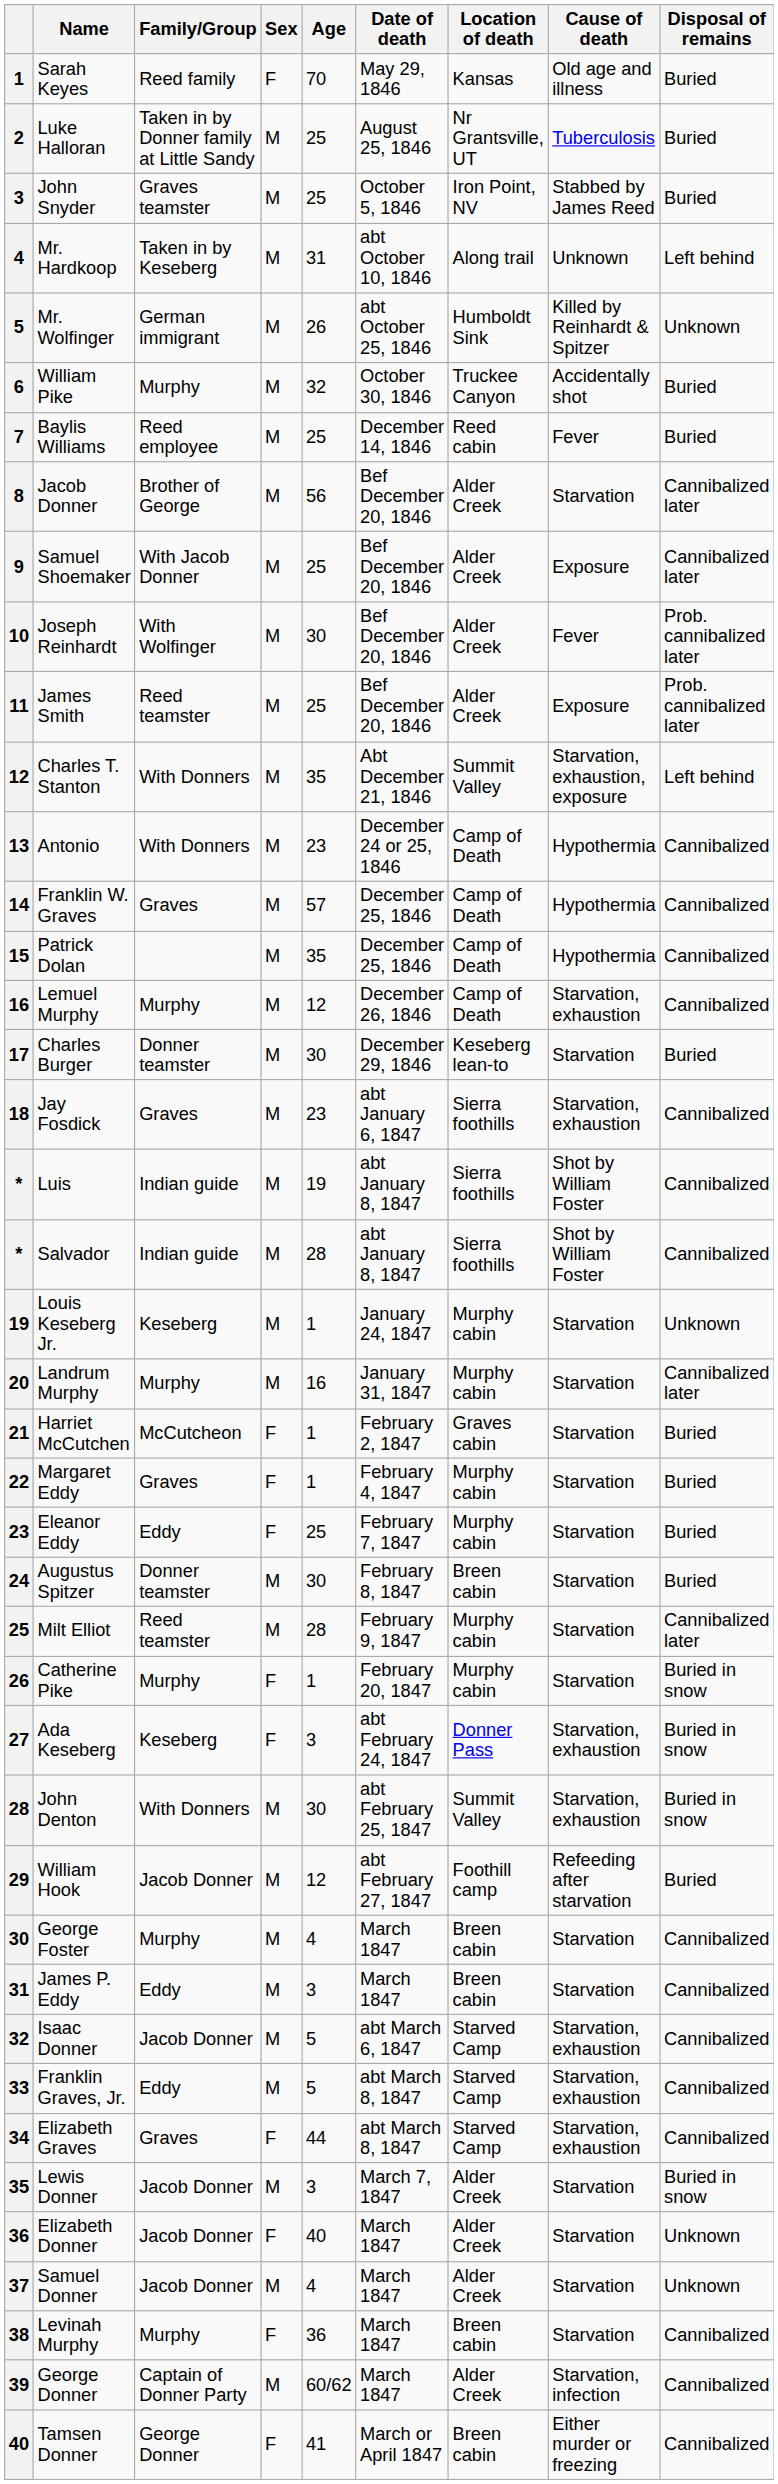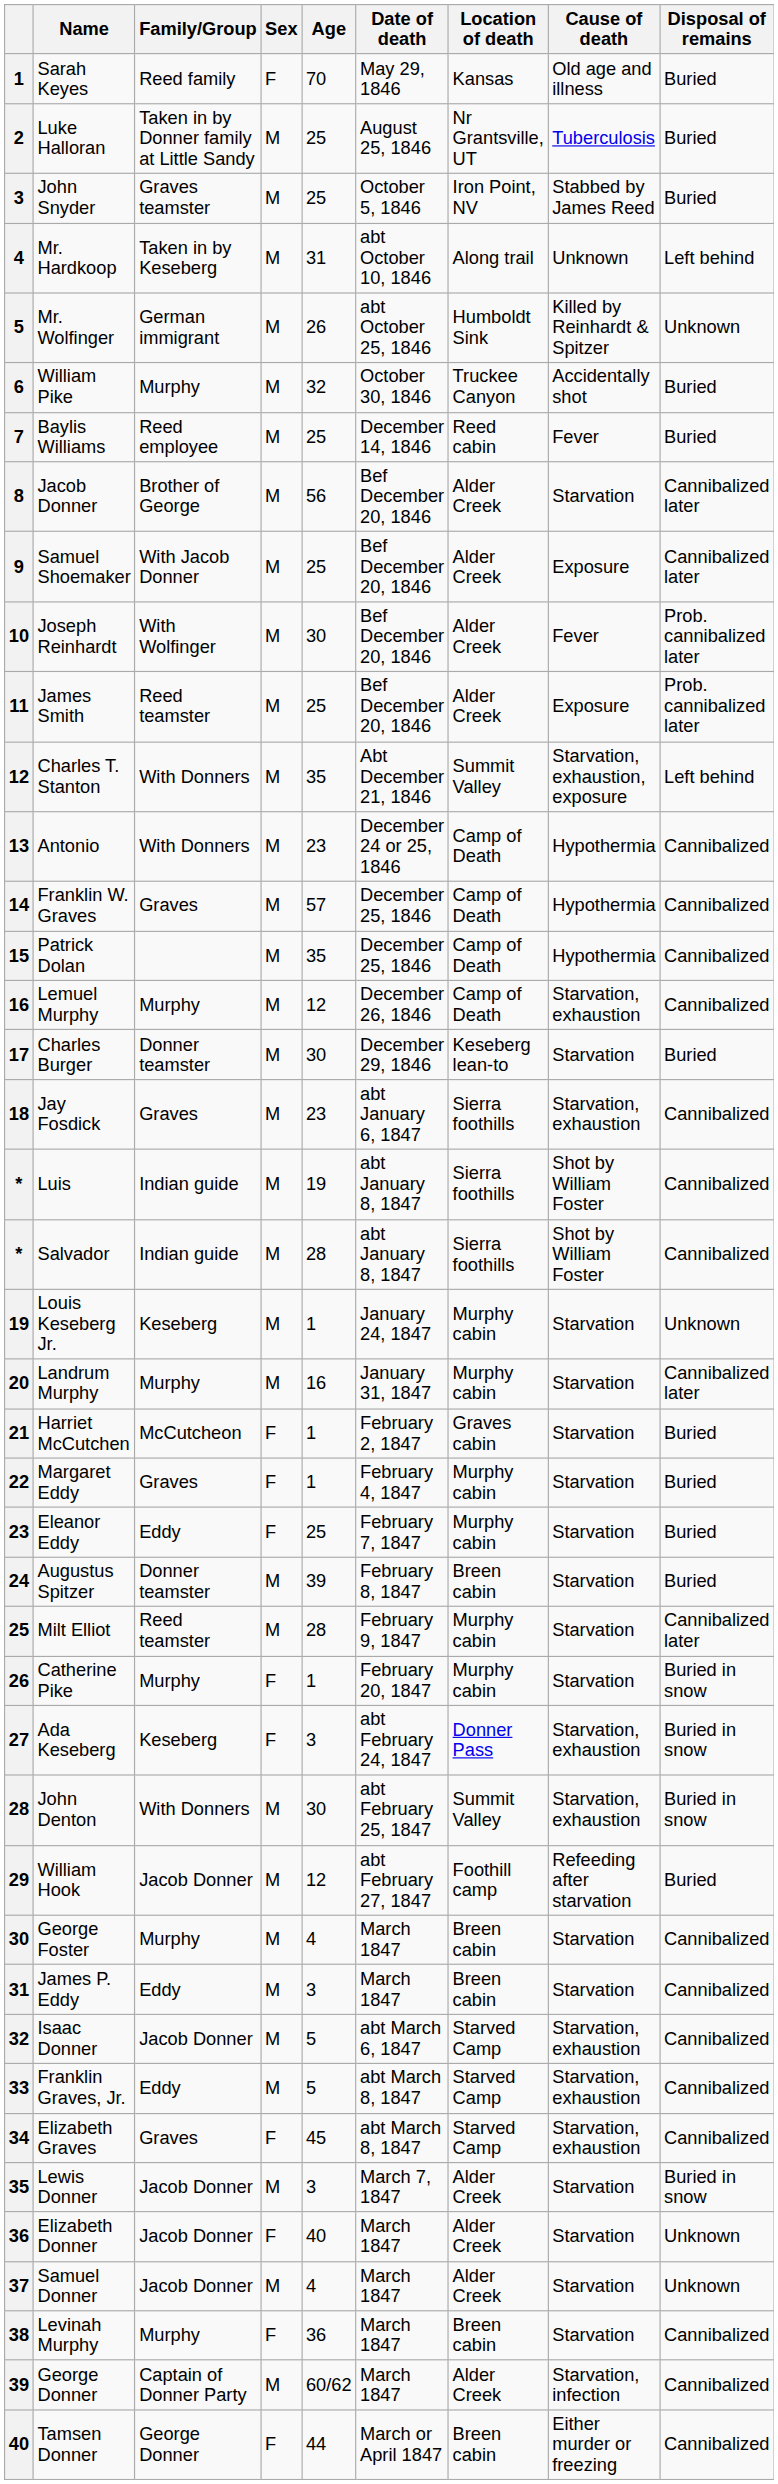(316, 1581) 30 -> (316, 1581) 39
(316, 2137) 44 -> (316, 2137) 45
(316, 2444) 41 -> (316, 2444) 44
